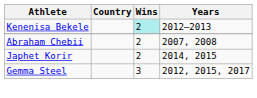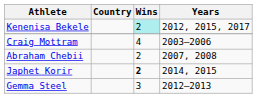(187, 27) 2012–2013 -> (206, 27) 2012, 2015, 2017
+ row: (42, 41)
(138, 56) normal -> (138, 71) bold
(206, 71) 2012, 2015, 2017 -> (187, 86) 2012–2013
